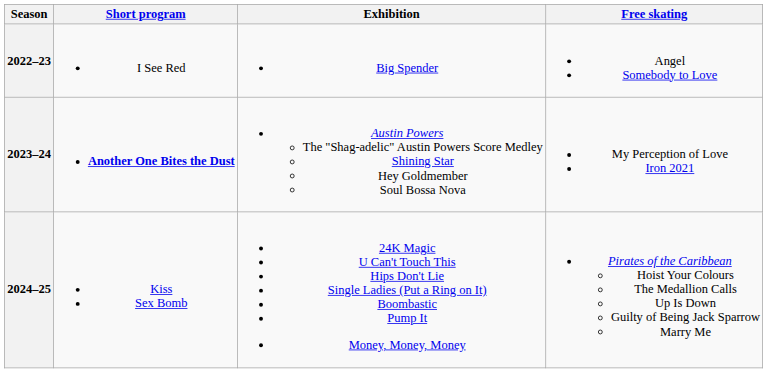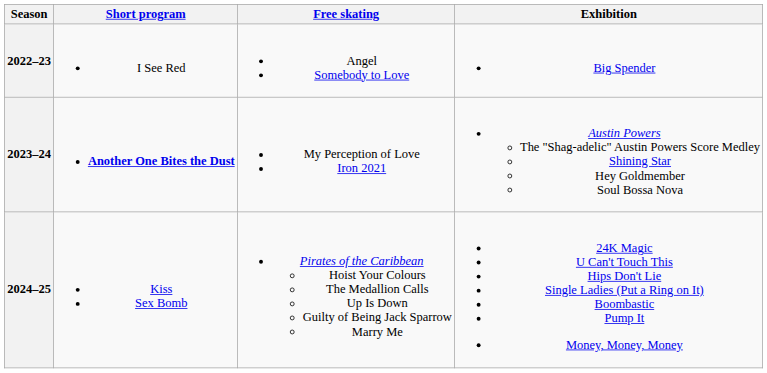columns swapped: (654, 14) <-> (392, 14)
